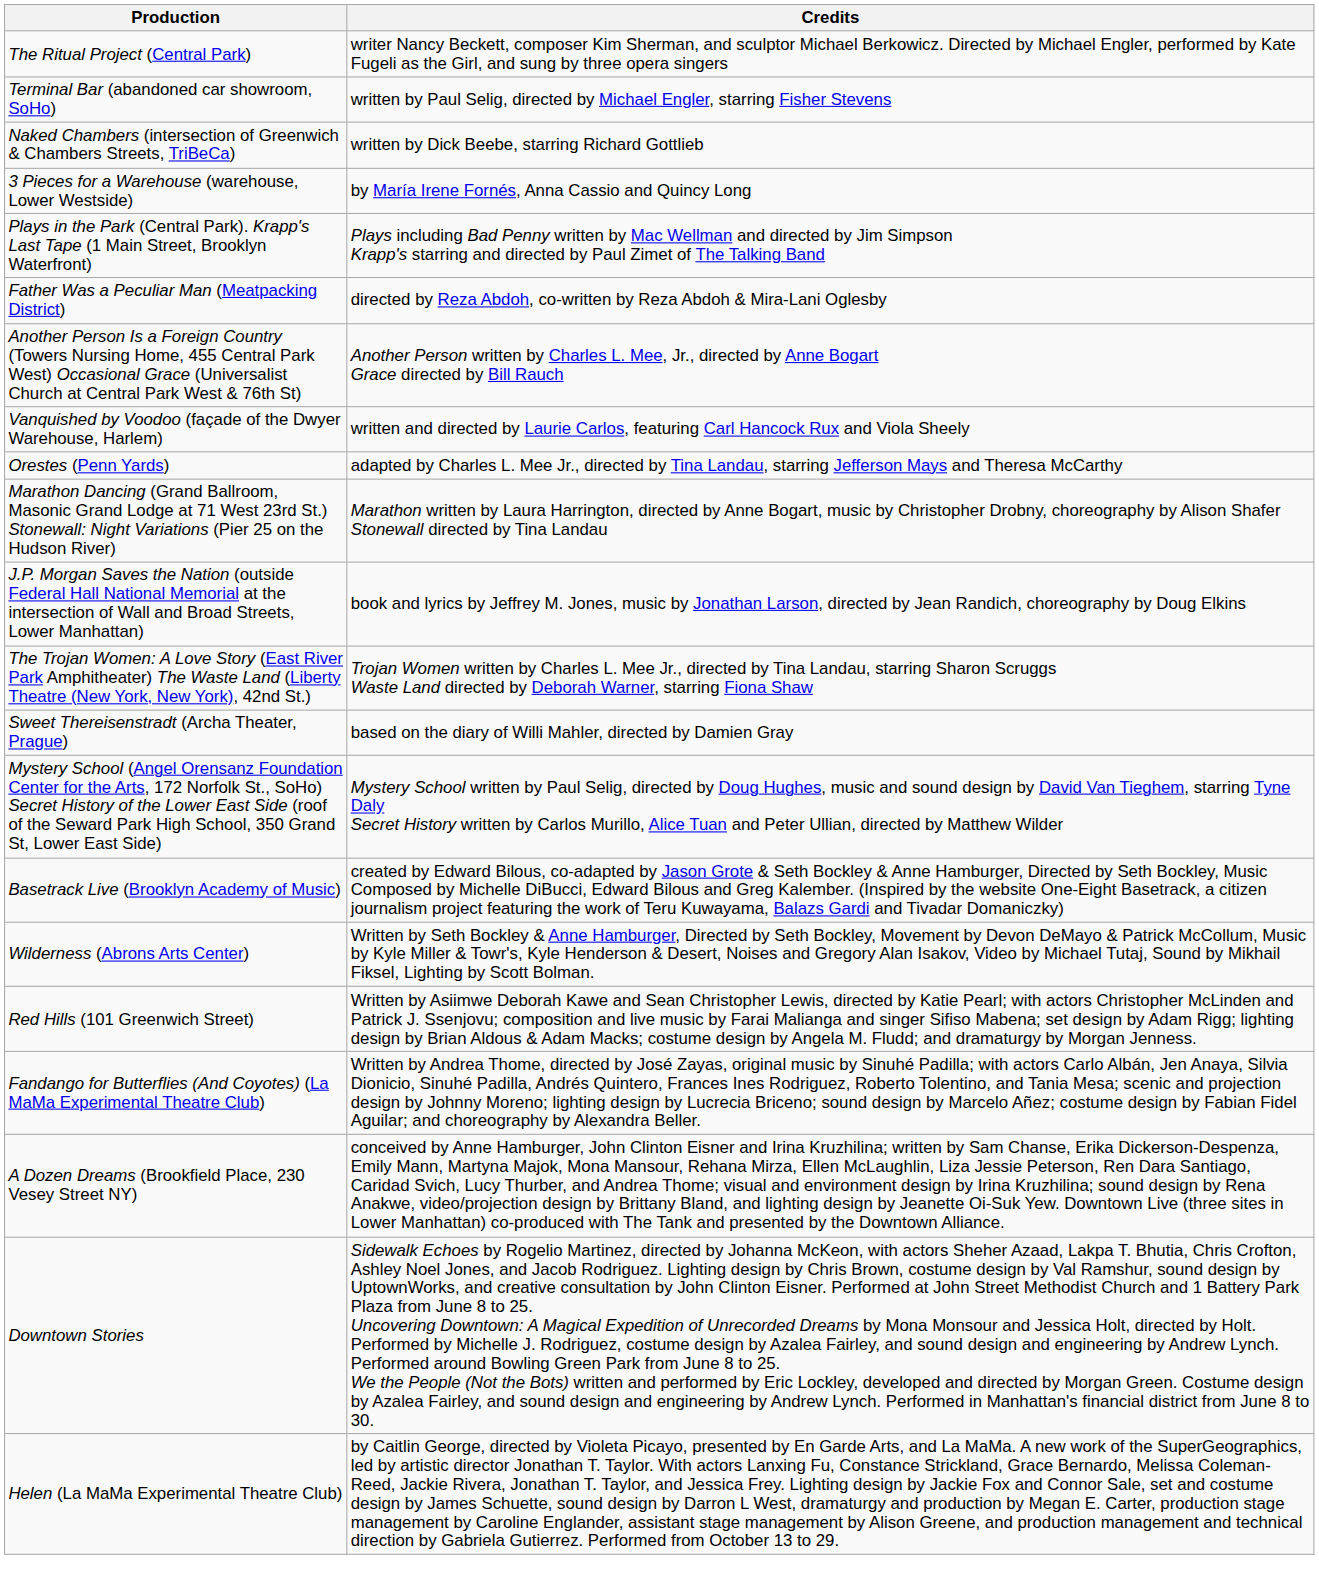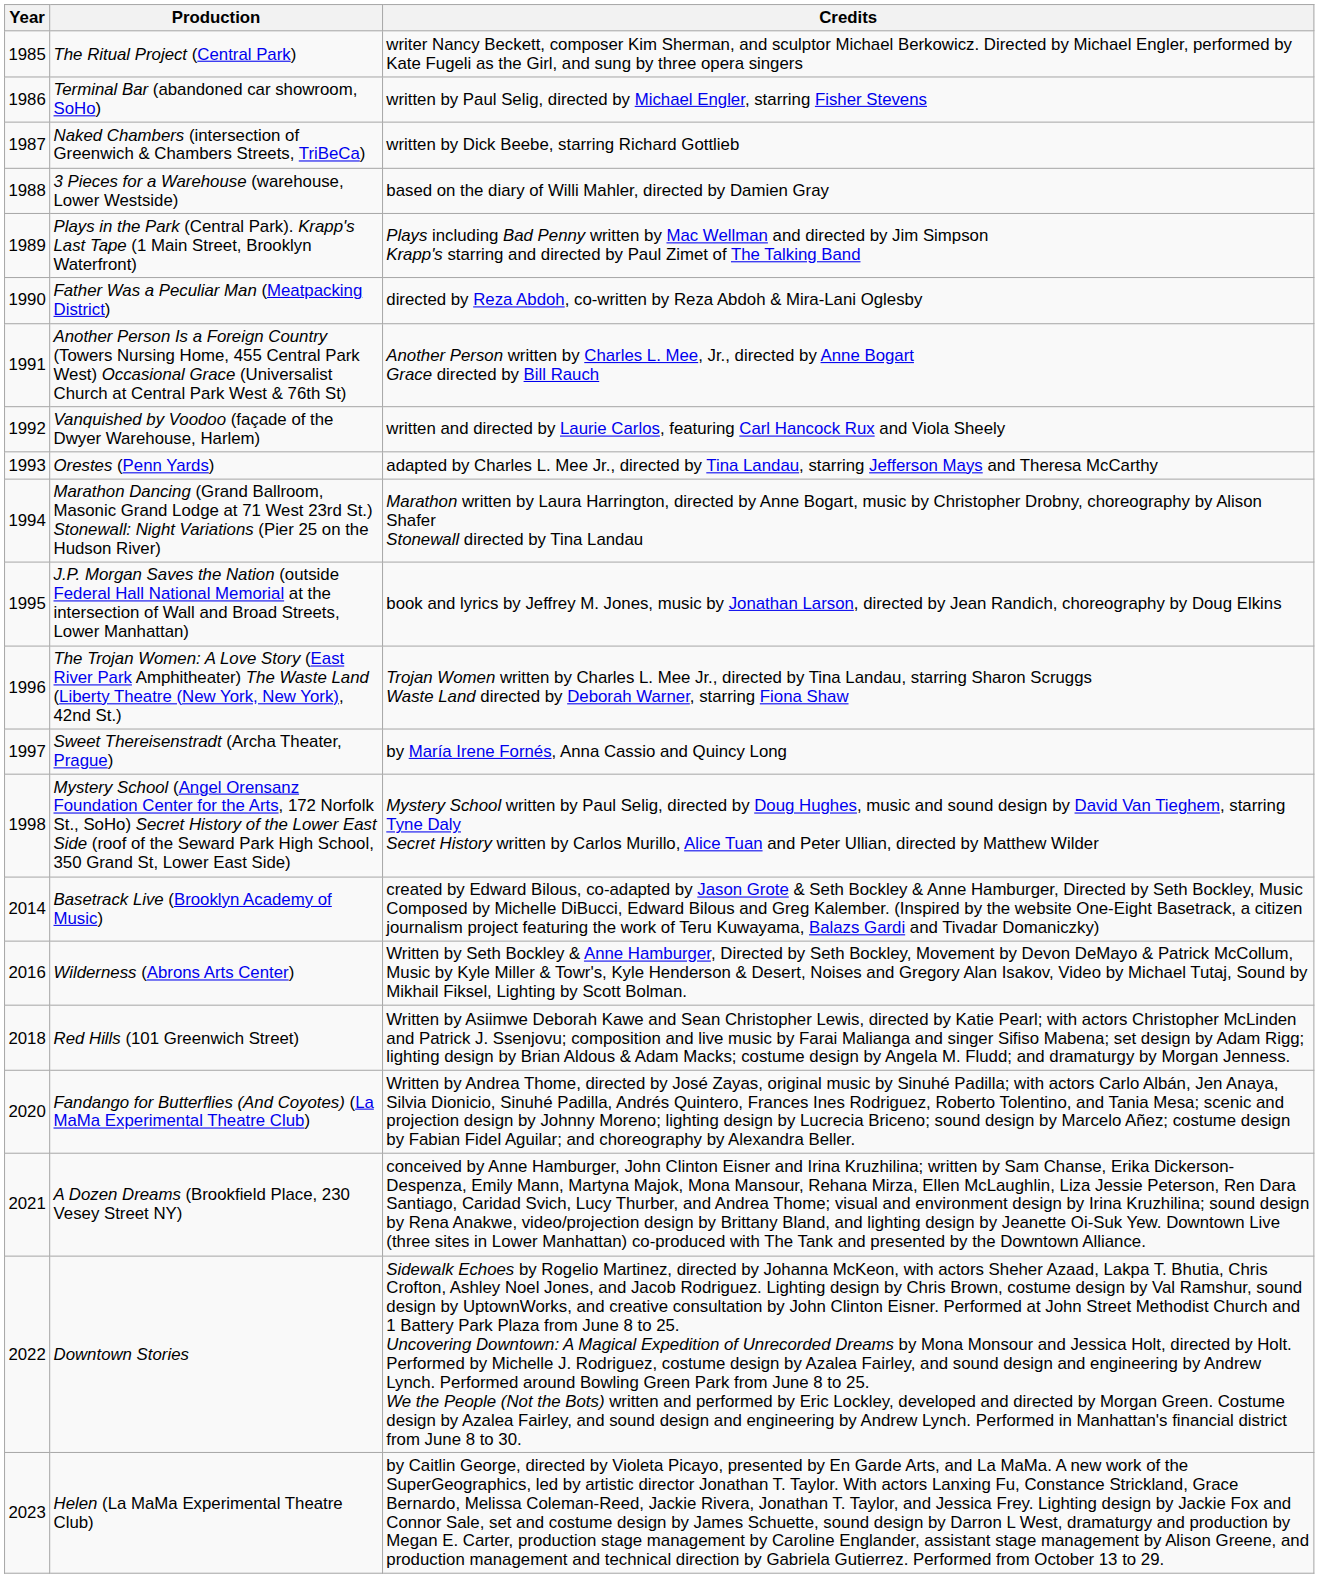+ column: (27, 17)
(551, 190) by María Irene Fornés, Anna Cassio and Quincy Long -> (608, 190) based on the diary of Willi Mahler, directed by Damien Gray
(572, 732) based on the diary of Willi Mahler, directed by Damien Gray -> (587, 751) by María Irene Fornés, Anna Cassio and Quincy Long
